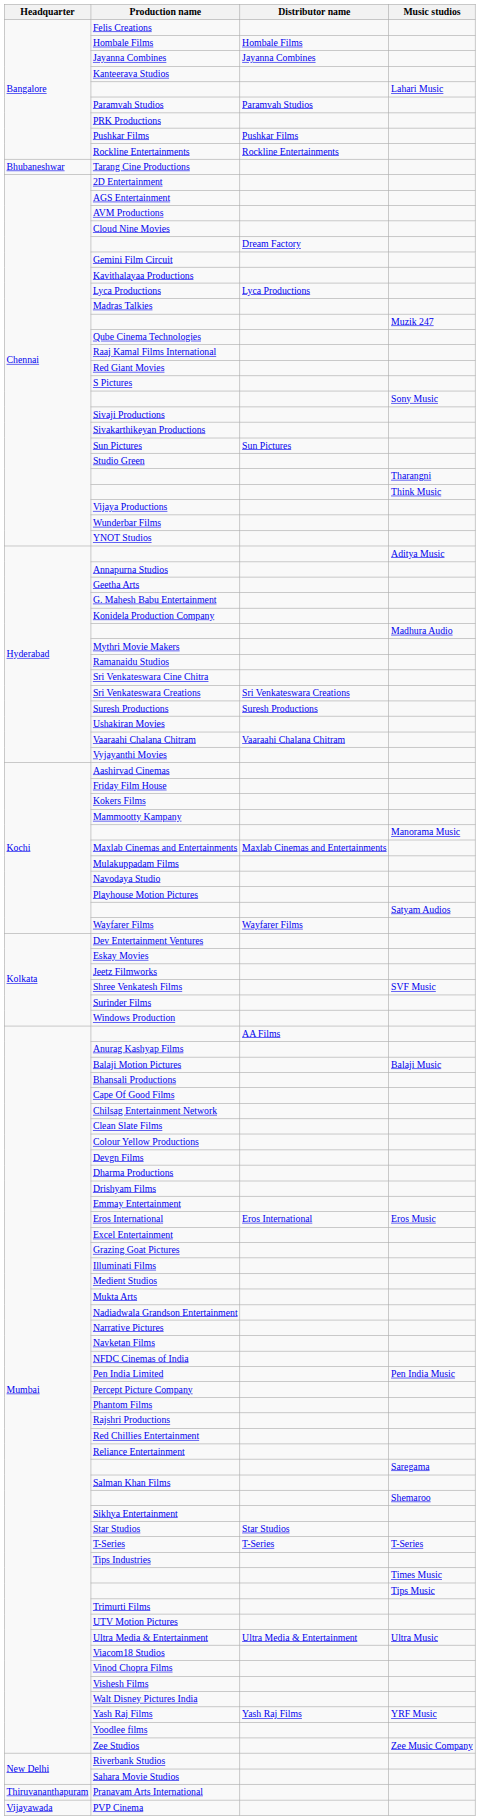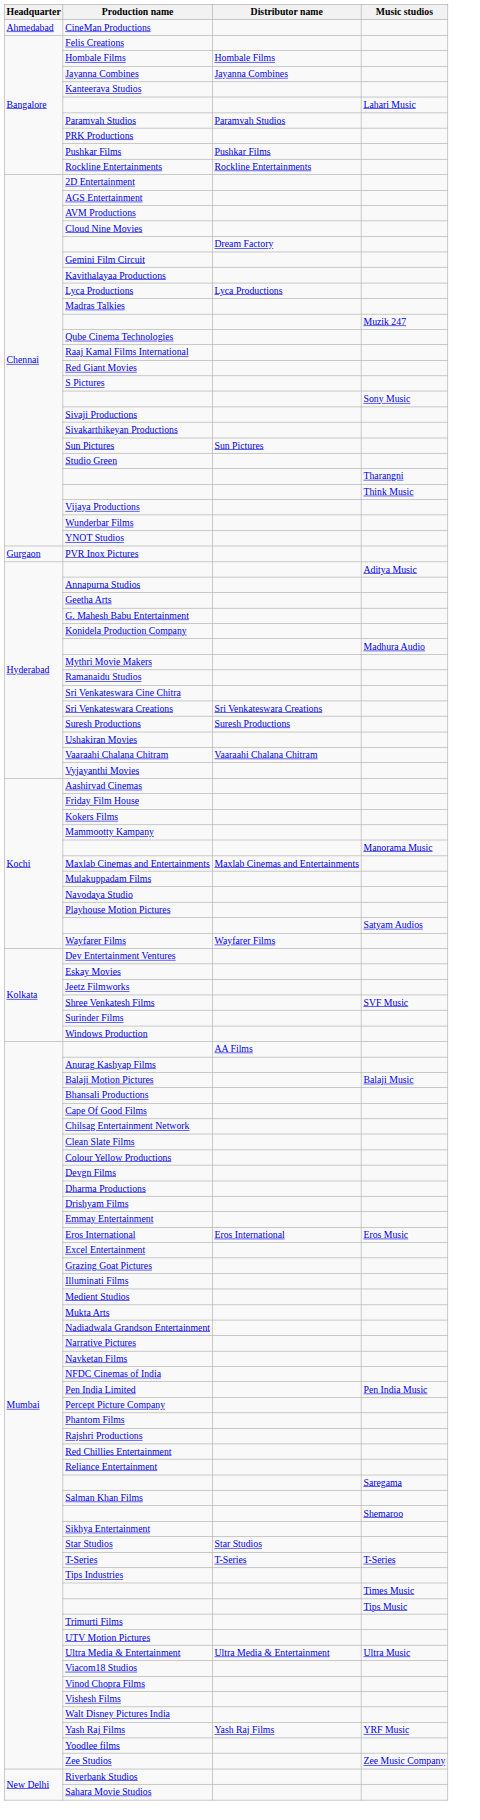+ row: (108, 27)
- row: (141, 167)
+ row: (102, 553)
- row: (148, 1792)
- row: (118, 1807)
